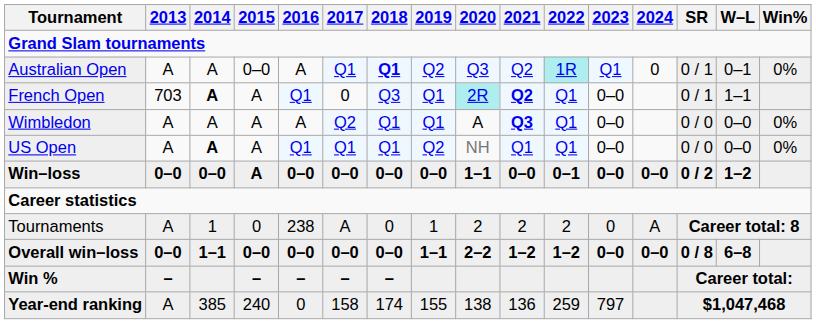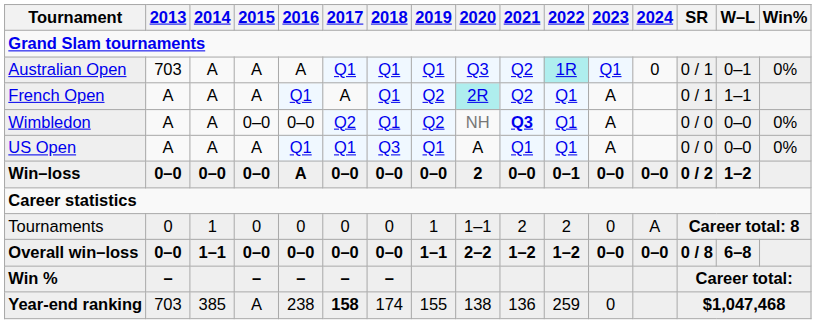(168, 69) A -> (168, 69) 703
(256, 69) 0–0 -> (256, 69) A
(389, 69) bold -> (389, 69) normal
(434, 69) Q2 -> (434, 69) Q1
(168, 95) 703 -> (168, 95) A
(212, 95) bold -> (212, 95) normal
(345, 95) 0 -> (345, 95) A
(389, 95) Q3 -> (389, 95) Q1
(434, 95) Q1 -> (434, 95) Q2
(522, 95) bold -> (522, 95) normal
(611, 95) 0–0 -> (611, 95) A
(256, 122) A -> (256, 122) 0–0
(301, 122) A -> (301, 122) 0–0
(434, 122) Q1 -> (434, 122) Q2
(478, 122) A -> (478, 122) NH
(611, 122) 0–0 -> (611, 122) A
(212, 148) bold -> (212, 148) normal
(389, 148) Q1 -> (389, 148) Q3
(434, 148) Q2 -> (434, 148) Q1
(478, 148) NH -> (478, 148) A
(611, 148) 0–0 -> (611, 148) A
(256, 174) A -> (256, 174) 0–0
(301, 174) 0–0 -> (301, 174) A
(478, 174) 1–1 -> (478, 174) 2
(168, 226) A -> (168, 226) 0
(301, 226) 238 -> (301, 226) 0
(345, 226) A -> (345, 226) 0
(478, 226) 2 -> (478, 226) 1–1
(168, 305) A -> (168, 305) 703
(256, 305) 240 -> (256, 305) A
(301, 305) 0 -> (301, 305) 238
(345, 305) normal -> (345, 305) bold
(611, 305) 797 -> (611, 305) 0
